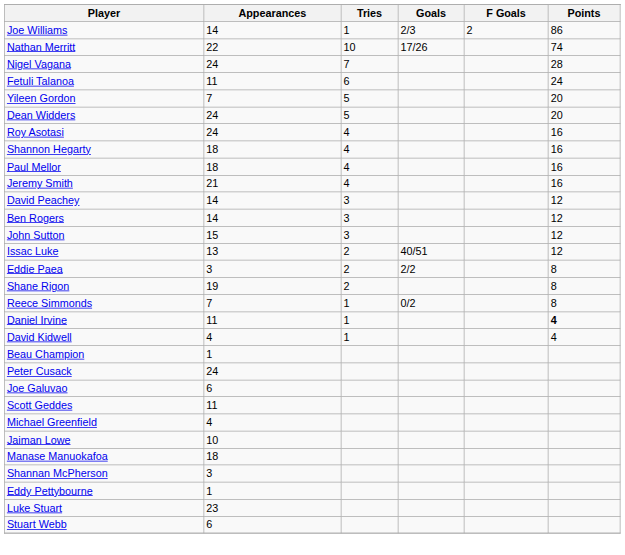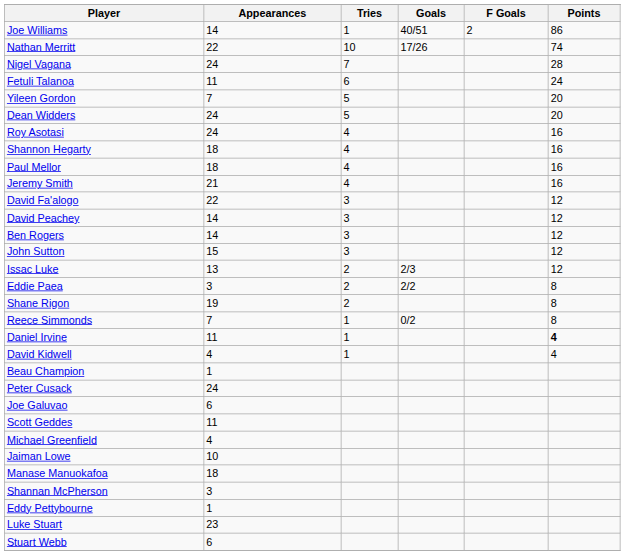(408, 30) 2/3 -> (414, 30) 40/51
+ row: (43, 201)
(414, 252) 40/51 -> (408, 269) 2/3
